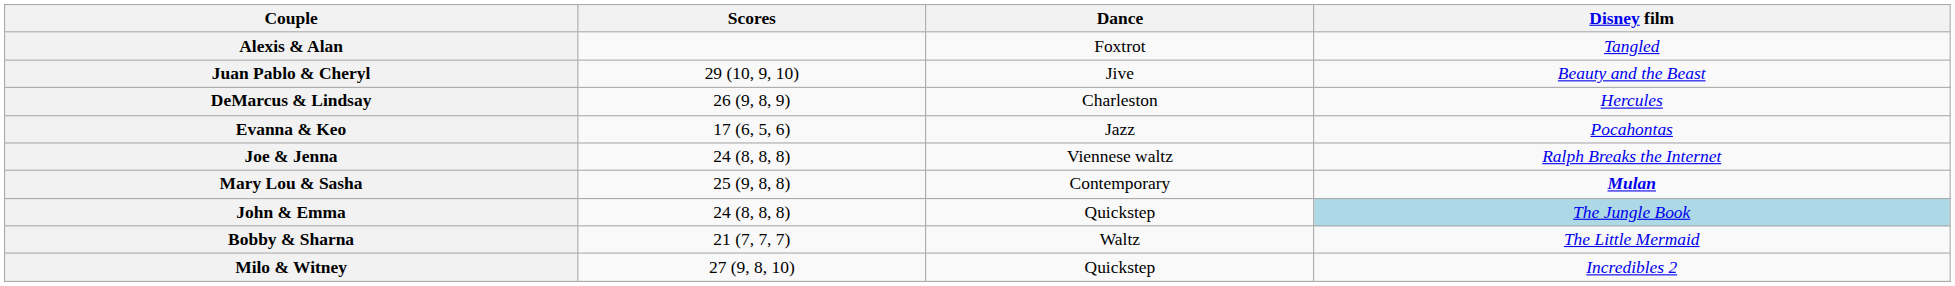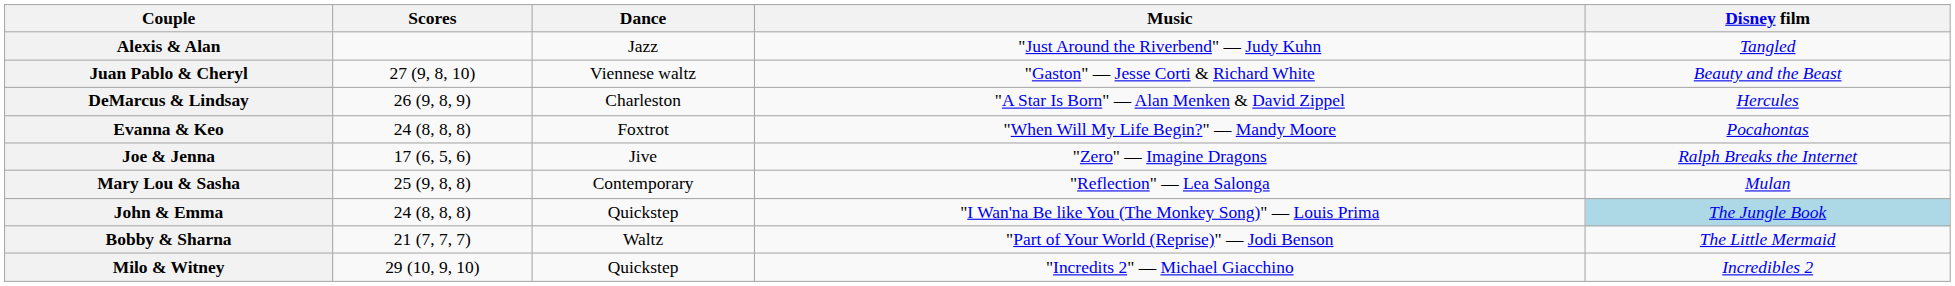+ column: (1170, 18)
(1120, 45) Foxtrot -> (643, 45) Jazz
(752, 73) 29 (10, 9, 10) -> (432, 73) 27 (9, 8, 10)
(1120, 73) Jive -> (643, 73) Viennese waltz
(752, 128) 17 (6, 5, 6) -> (432, 128) 24 (8, 8, 8)
(1120, 128) Jazz -> (643, 128) Foxtrot
(752, 156) 24 (8, 8, 8) -> (432, 156) 17 (6, 5, 6)
(1120, 156) Viennese waltz -> (643, 156) Jive
(1632, 184) bold -> (1768, 184) normal
(752, 267) 27 (9, 8, 10) -> (432, 267) 29 (10, 9, 10)
